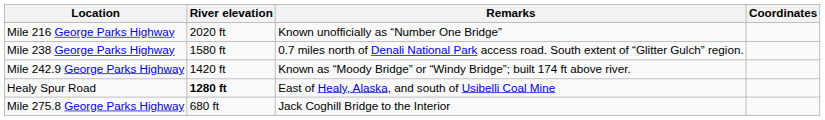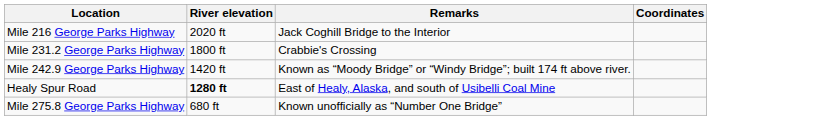(390, 32) Known unofficially as “Number One Bridge” -> (364, 32) Jack Coghill Bridge to the Interior
+ row: (96, 50)
- row: (91, 50)
(364, 106) Jack Coghill Bridge to the Interior -> (390, 106) Known unofficially as “Number One Bridge”
